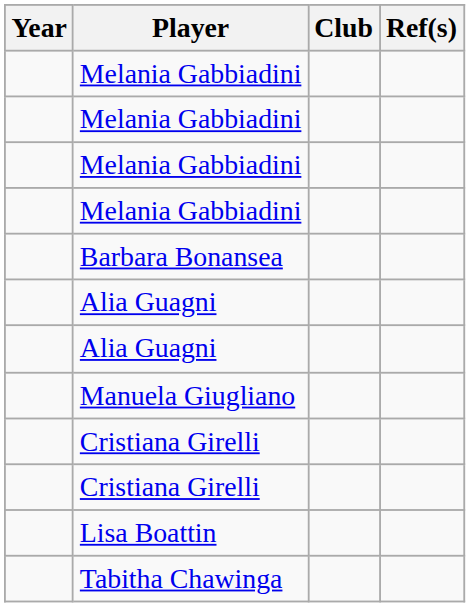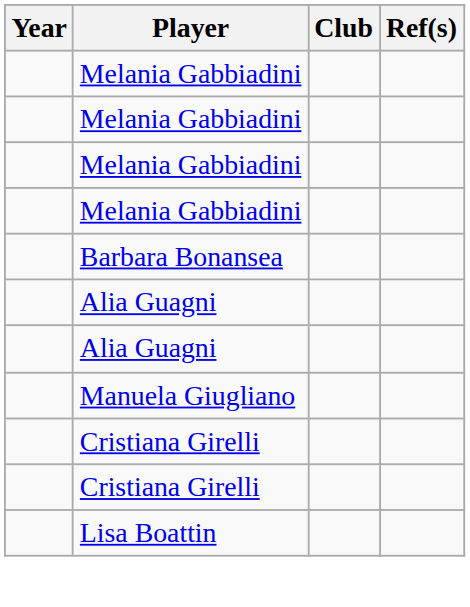- row: (39, 578)
